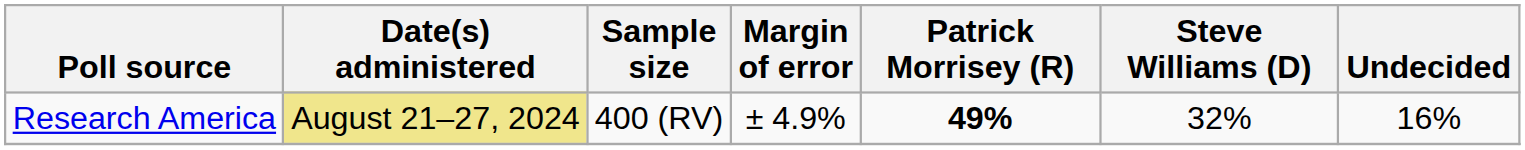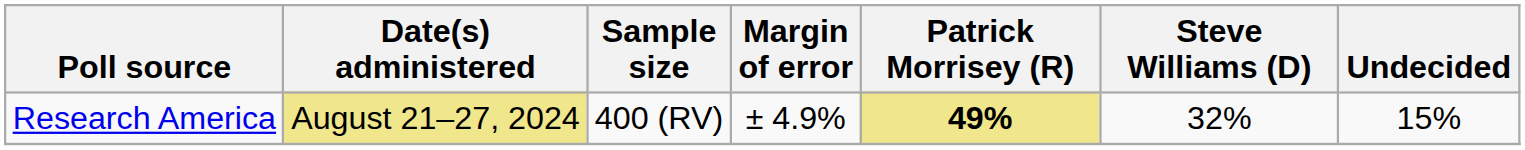(980, 118) no background -> (980, 118) khaki background
(1429, 118) 16% -> (1429, 118) 15%
